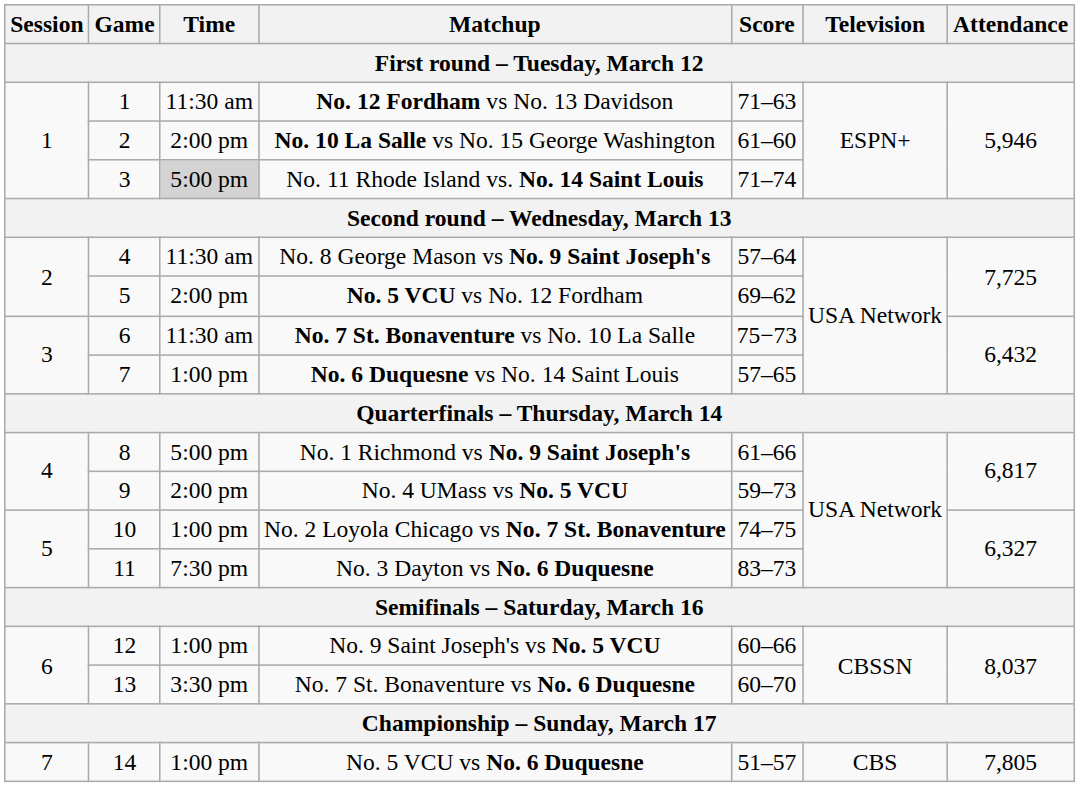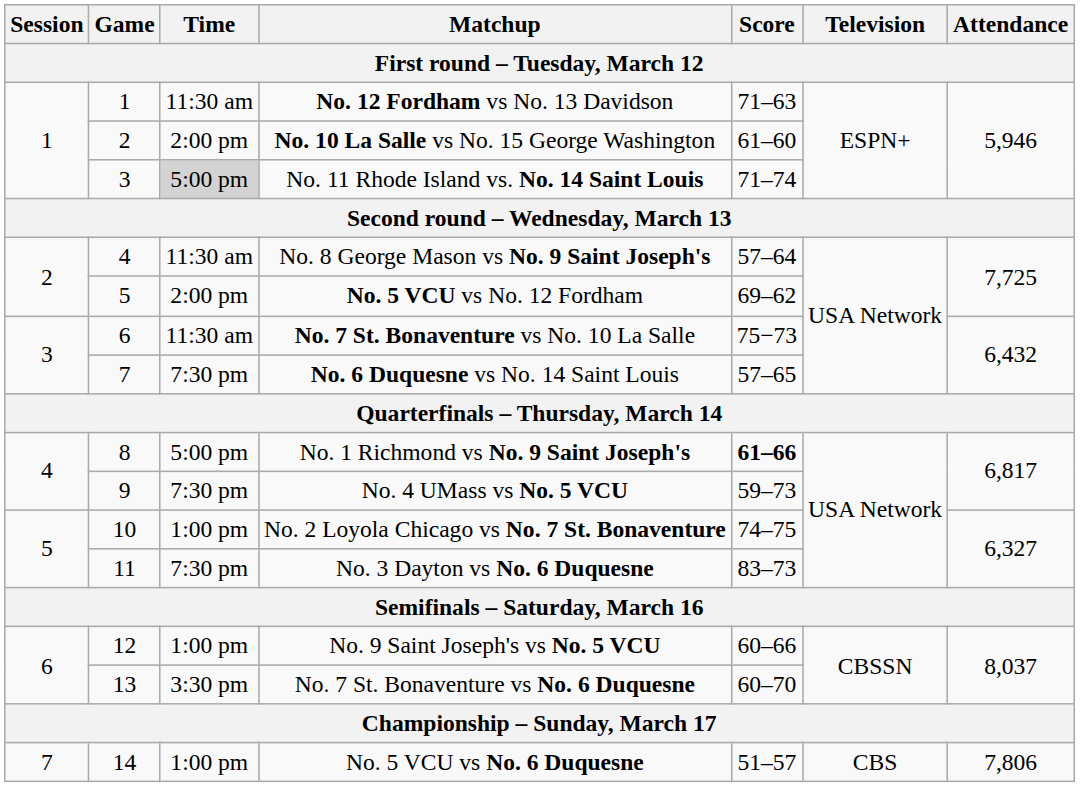(209, 373) 1:00 pm -> (209, 373) 7:30 pm
(767, 451) normal -> (767, 451) bold
(209, 490) 2:00 pm -> (209, 490) 7:30 pm
(1011, 762) 7,805 -> (1011, 762) 7,806
